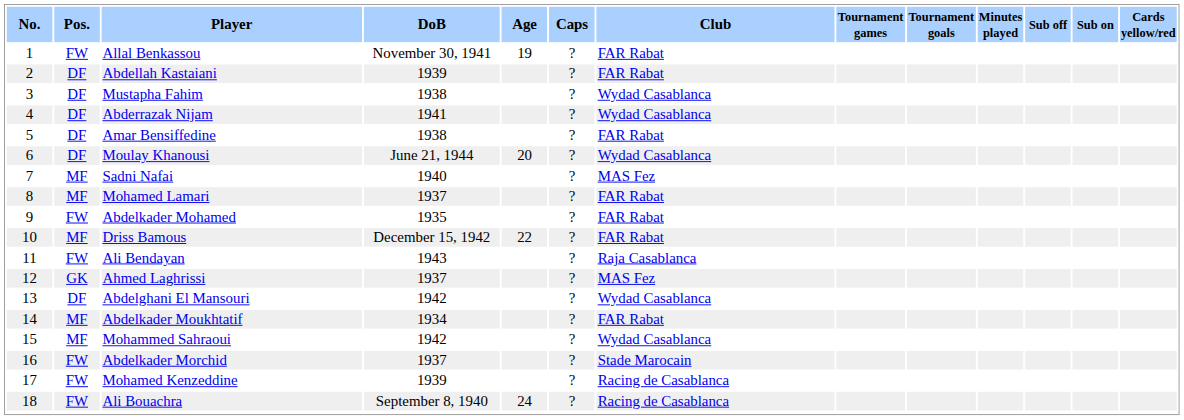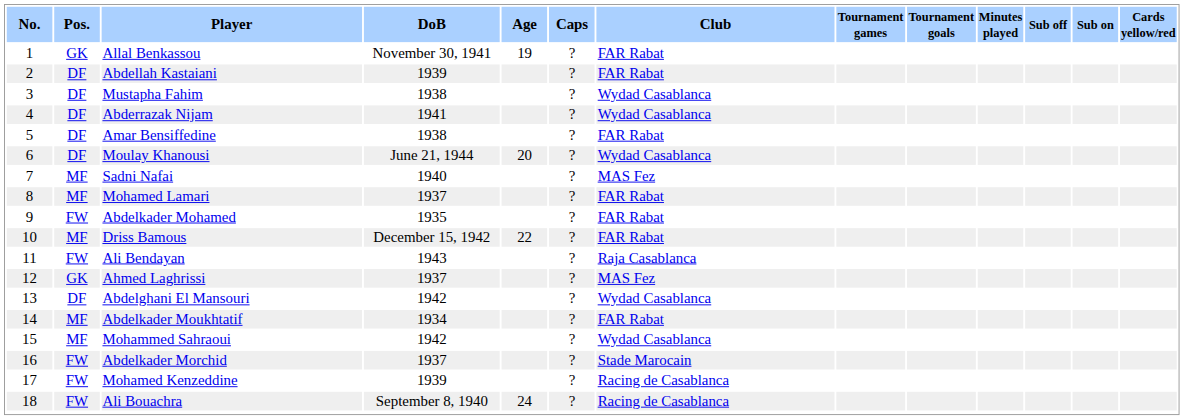(77, 53) FW -> (77, 53) GK
